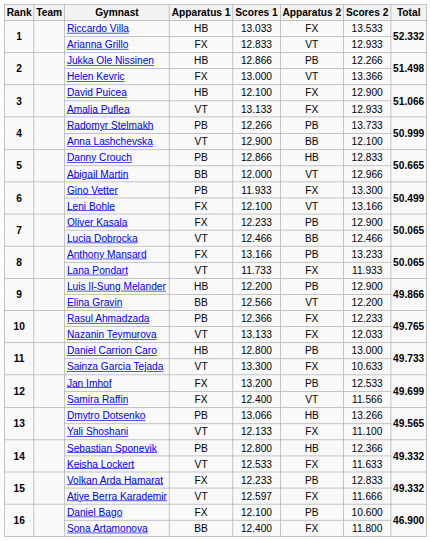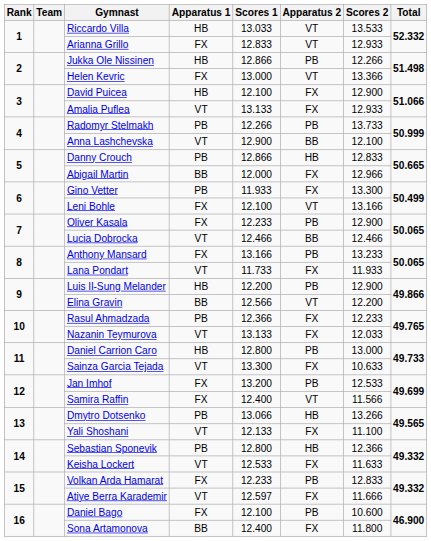(312, 29) FX -> (312, 29) VT
(312, 174) VT -> (312, 174) FX
